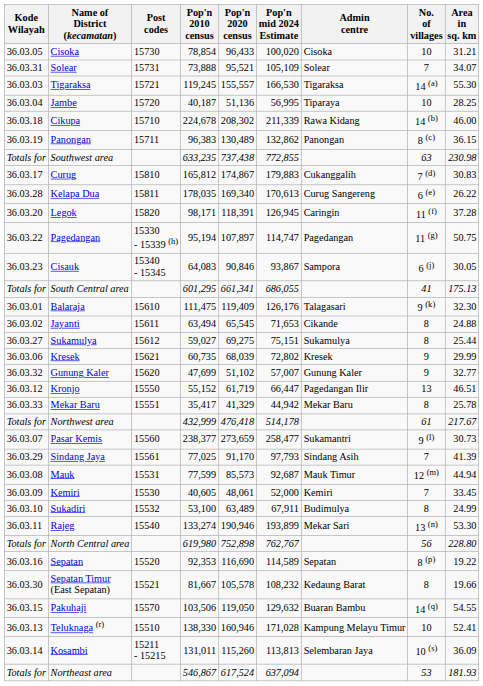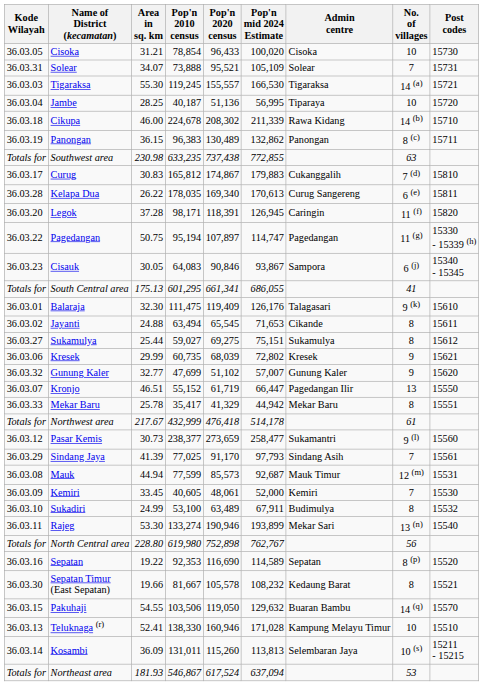columns swapped: (462, 24) <-> (156, 24)
(25, 389) 36.03.12 -> (25, 389) 36.03.07
(25, 439) 36.03.07 -> (25, 439) 36.03.12
